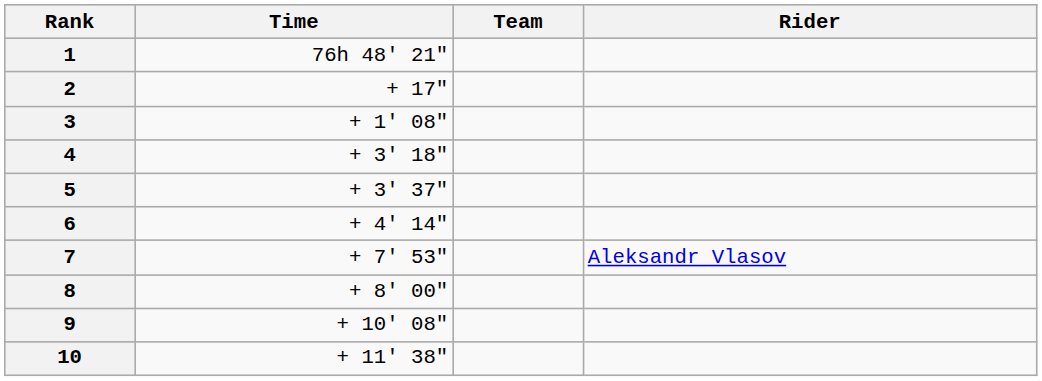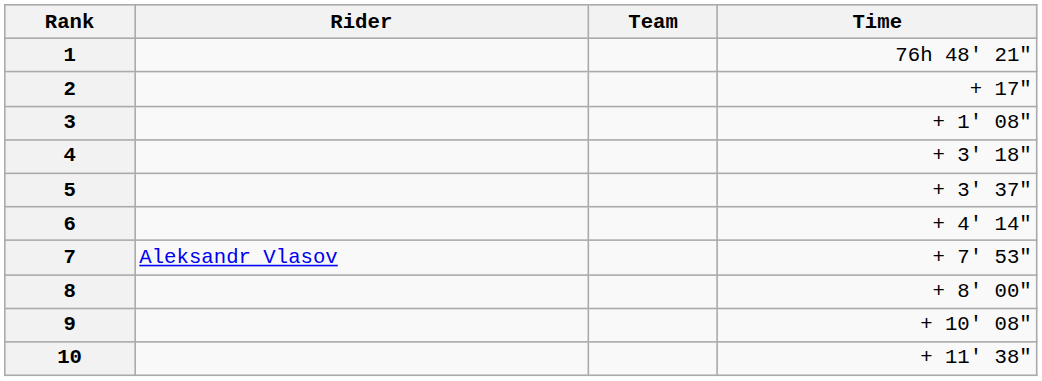columns swapped: (810, 22) <-> (294, 22)
